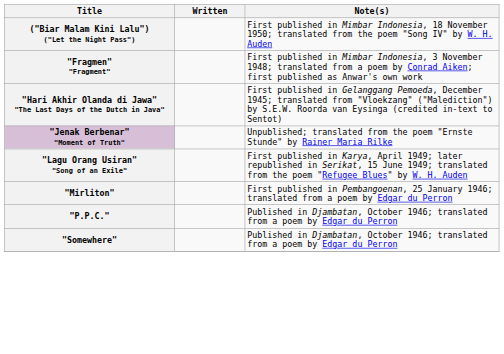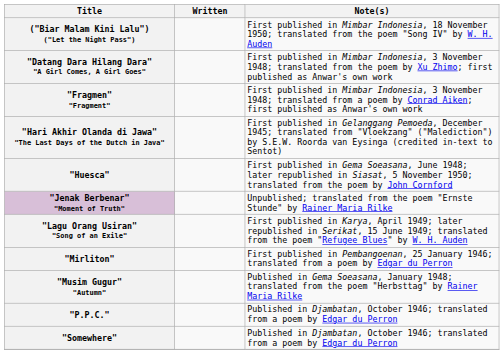+ row: (89, 67)
+ row: (90, 175)
+ row: (89, 287)
